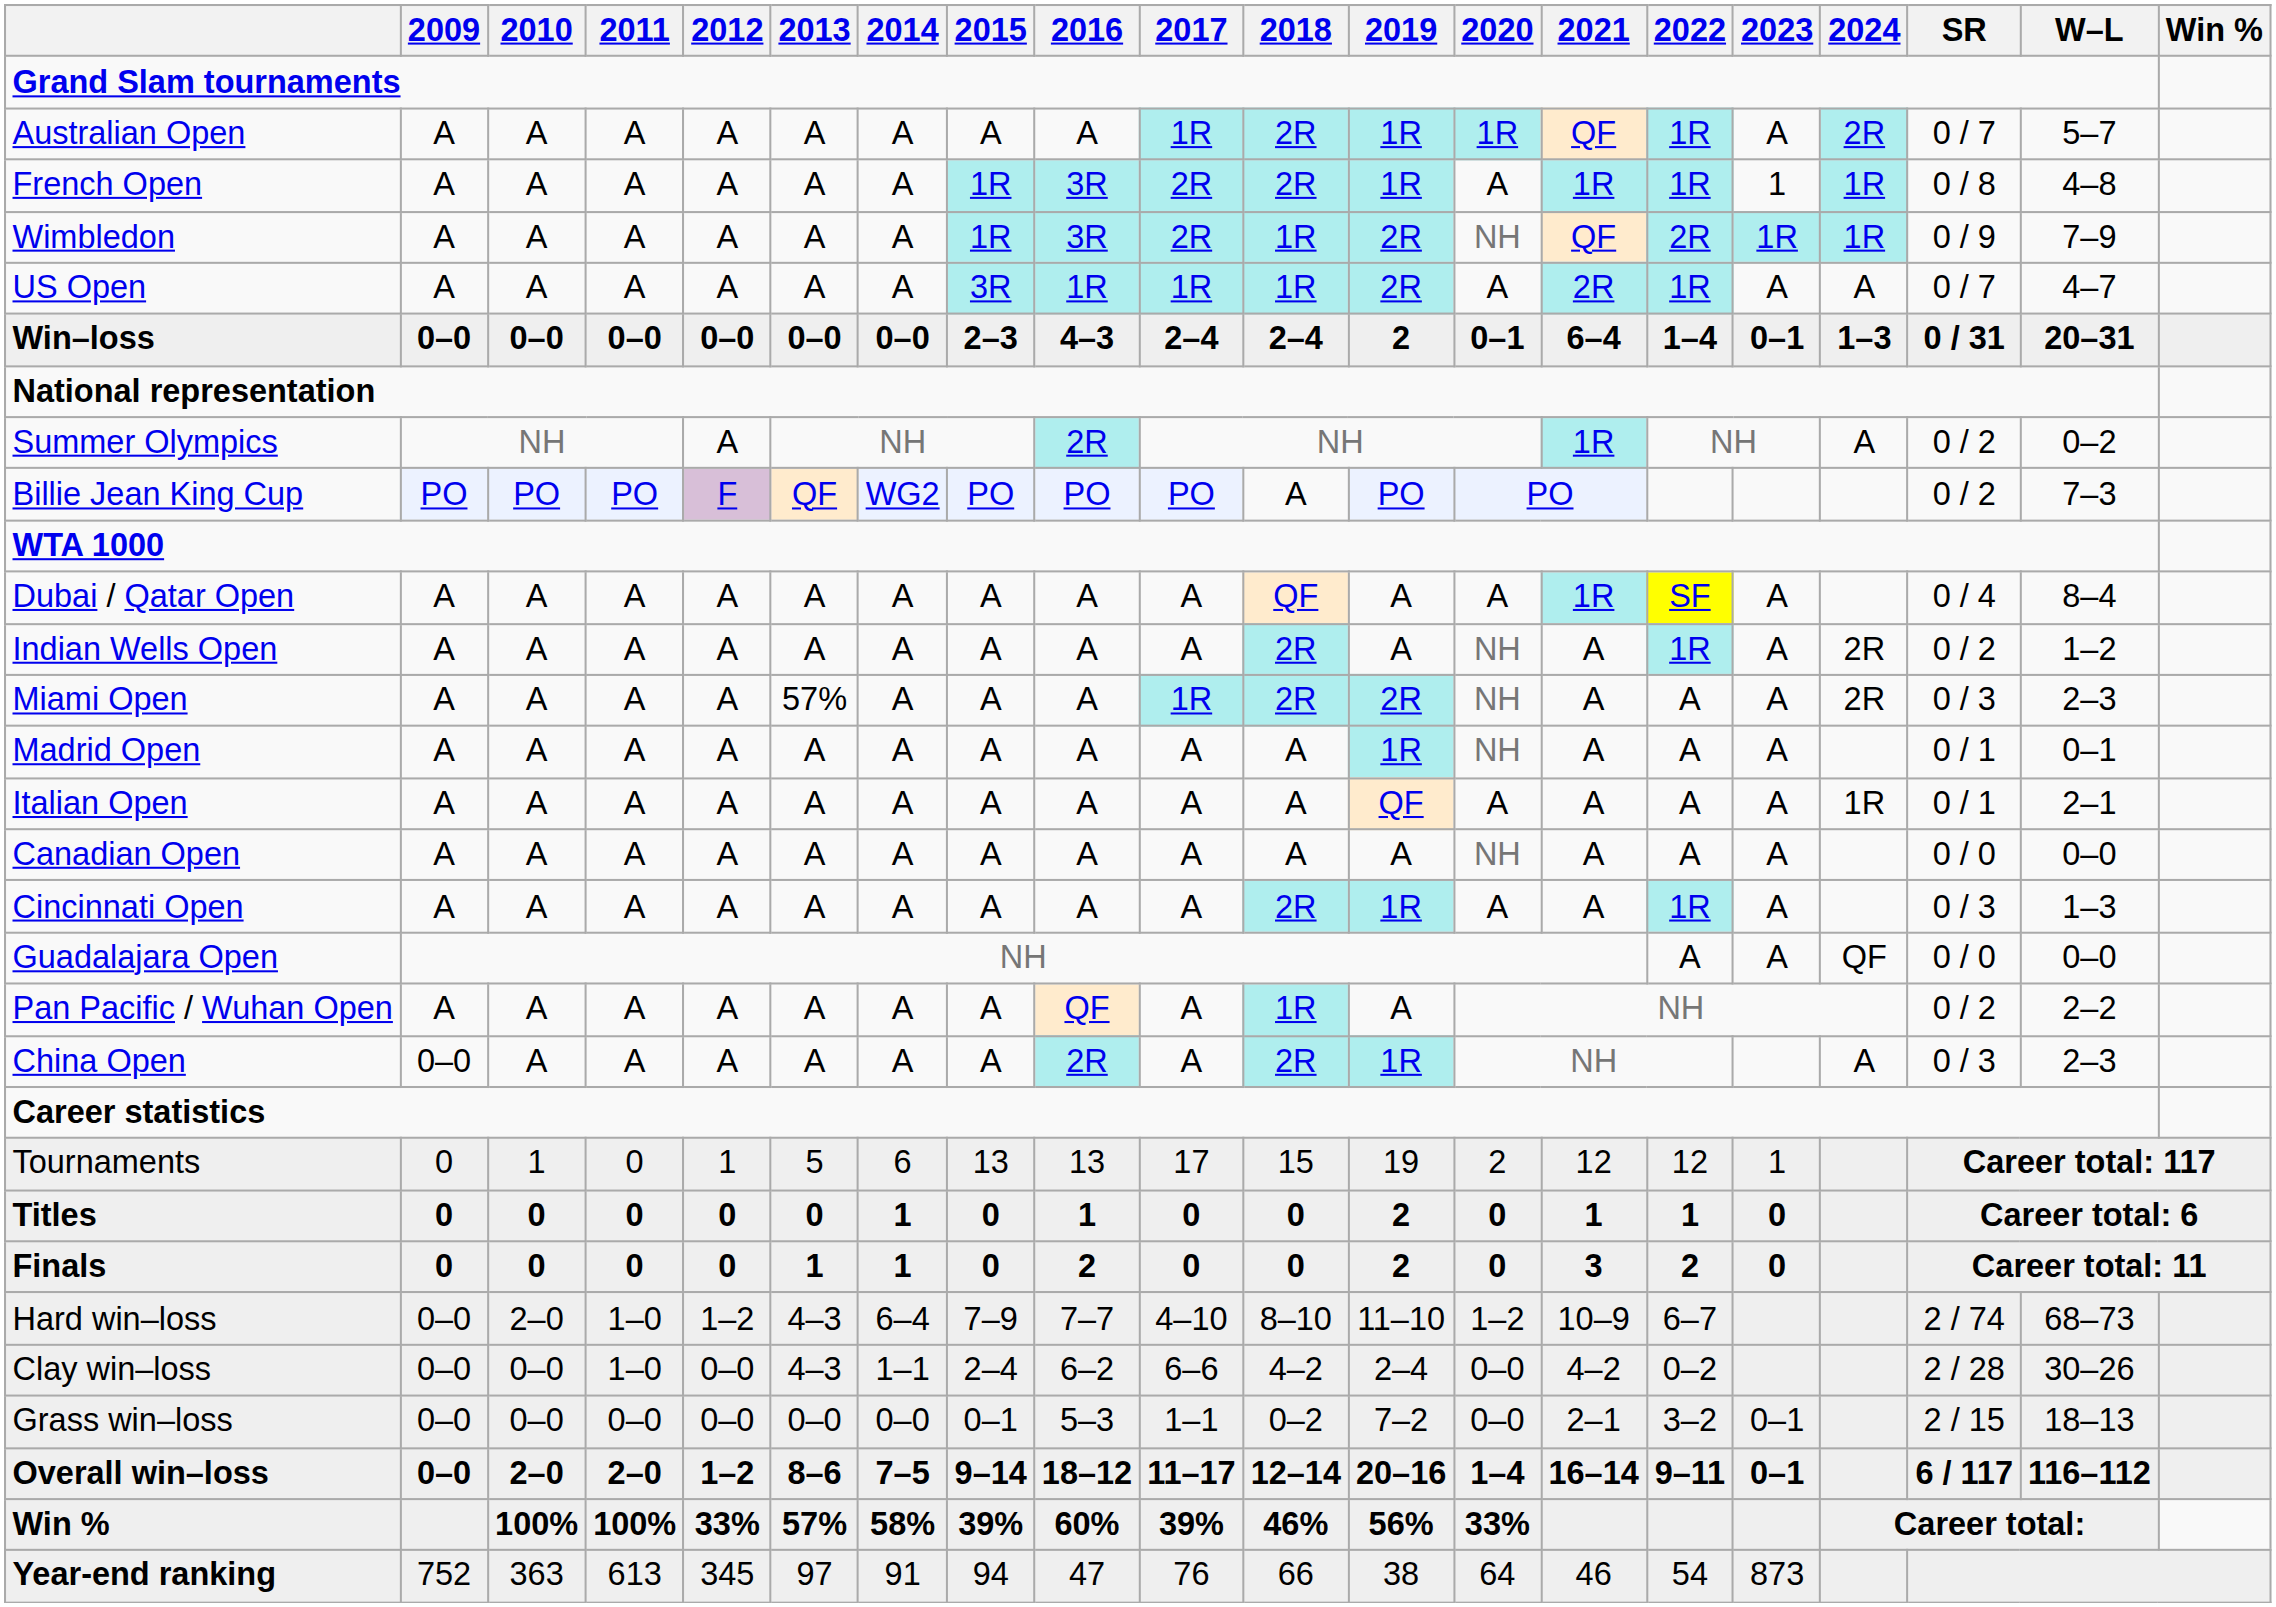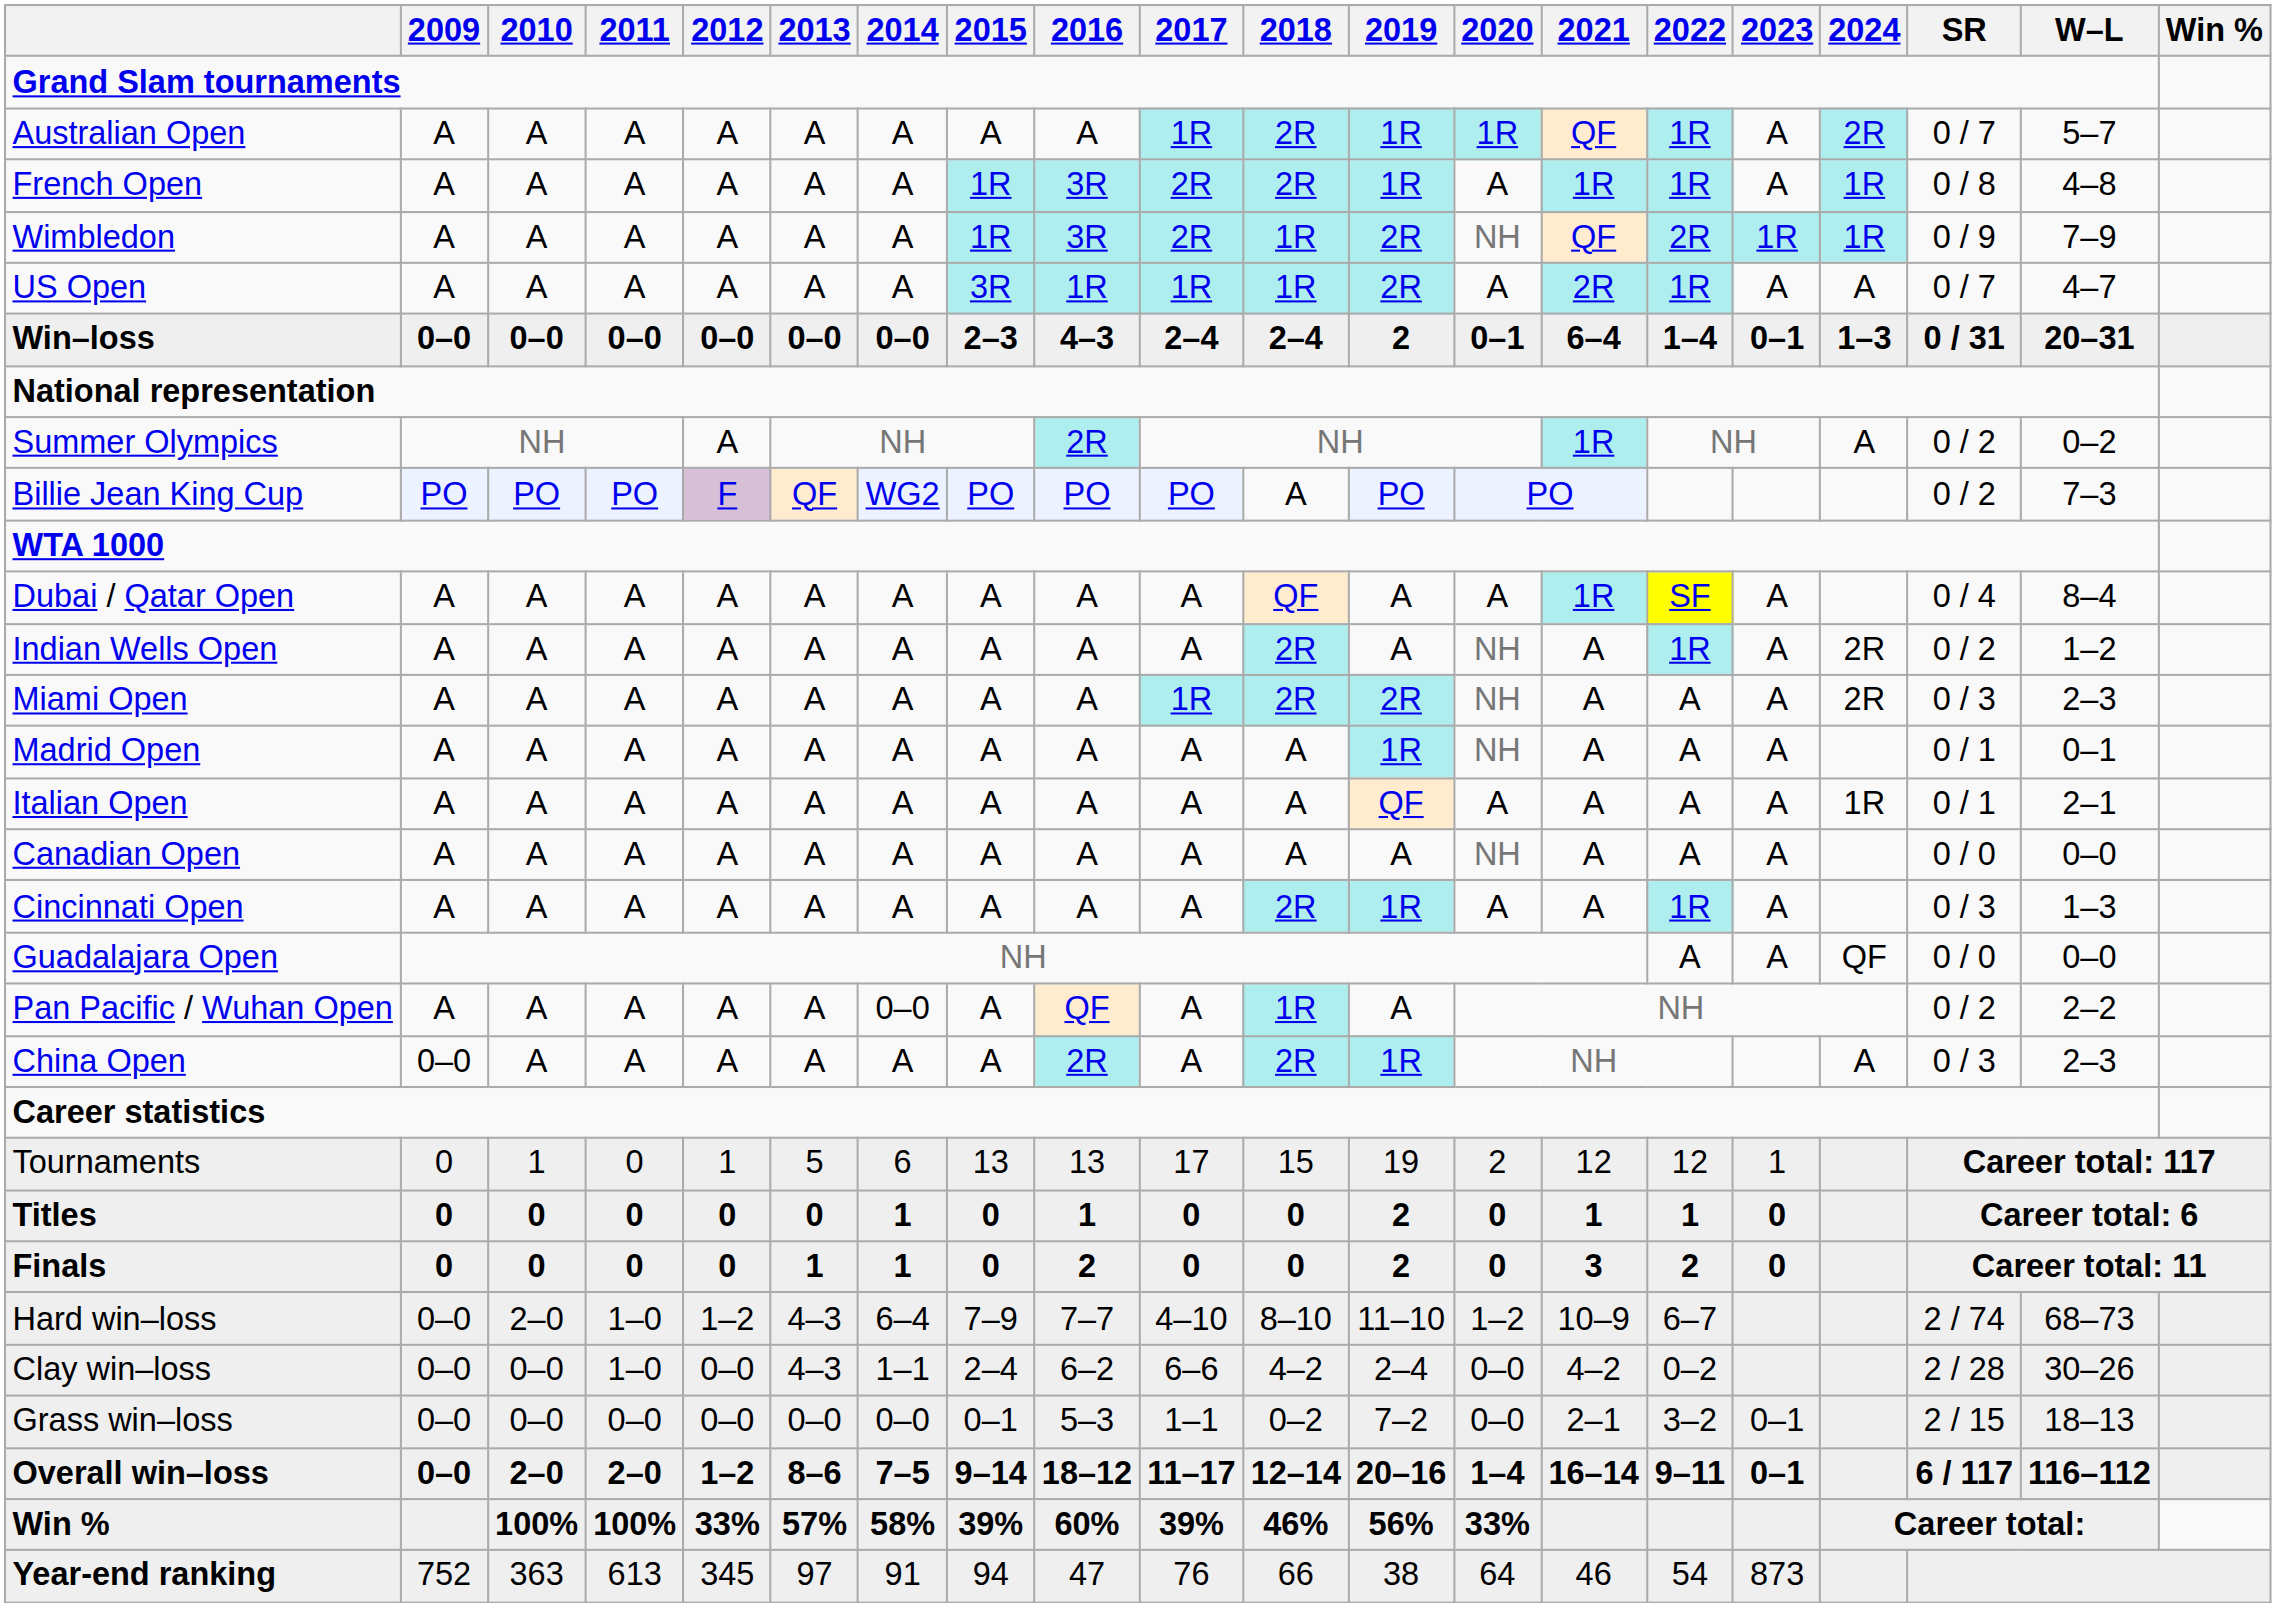(1777, 184) 1 -> (1777, 184) A
(815, 699) 57% -> (815, 699) A
(903, 1008) A -> (903, 1008) 0–0
